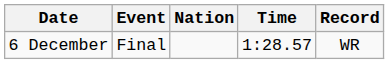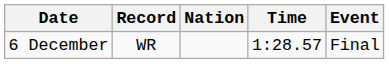columns swapped: (141, 18) <-> (350, 18)
